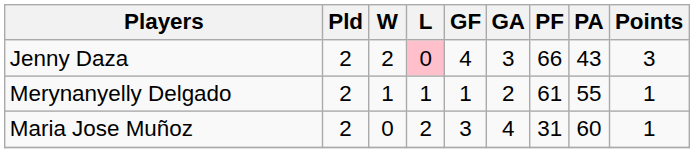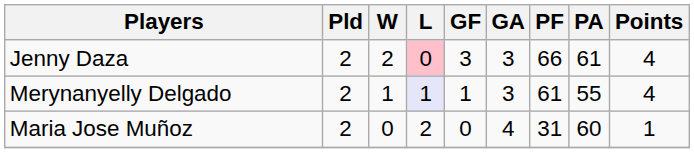(466, 57) 4 -> (466, 57) 3
(589, 57) 43 -> (589, 57) 61
(649, 57) 3 -> (649, 57) 4
(426, 93) no background -> (426, 93) lavender background
(508, 93) 2 -> (508, 93) 3
(649, 93) 1 -> (649, 93) 4
(466, 128) 3 -> (466, 128) 0
